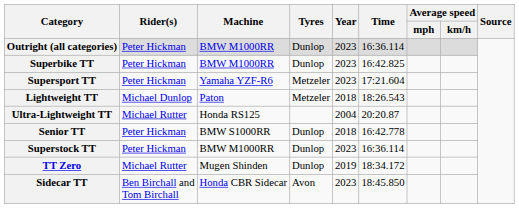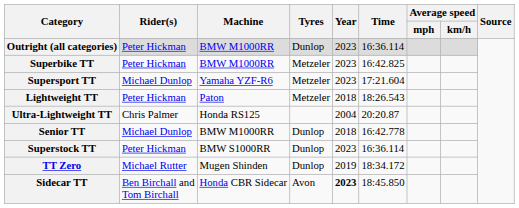(308, 64) Dunlop -> (311, 64) Metzeler
(154, 81) Peter Hickman -> (157, 81) Michael Dunlop
(157, 98) Michael Dunlop -> (154, 98) Peter Hickman
(154, 115) Michael Rutter -> (150, 115) Chris Palmer
(154, 132) Peter Hickman -> (157, 132) Michael Dunlop
(235, 132) BMW S1000RR -> (237, 132) BMW M1000RR
(237, 149) BMW M1000RR -> (235, 149) BMW S1000RR
(346, 183) normal -> (346, 183) bold
